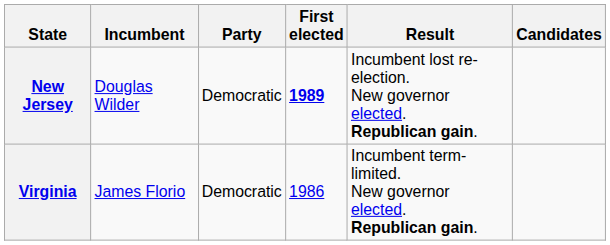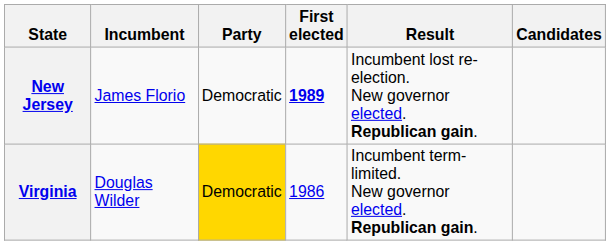(124, 95) Douglas Wilder -> (140, 95) James Florio
(140, 192) James Florio -> (124, 192) Douglas Wilder
(242, 192) no background -> (242, 192) gold background
